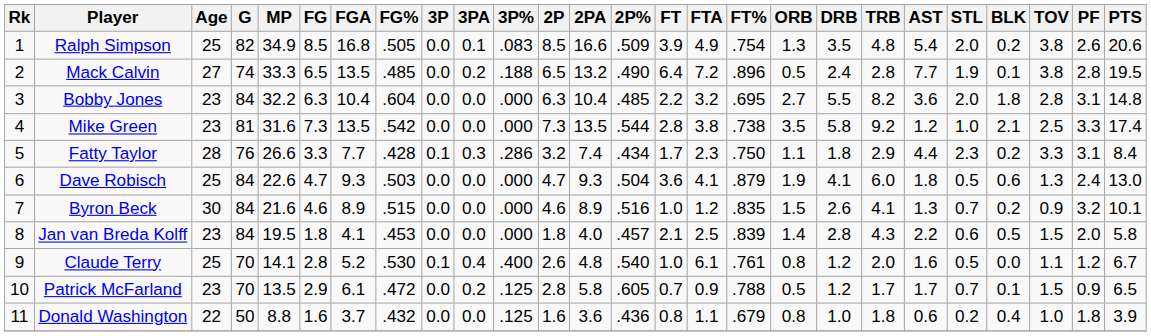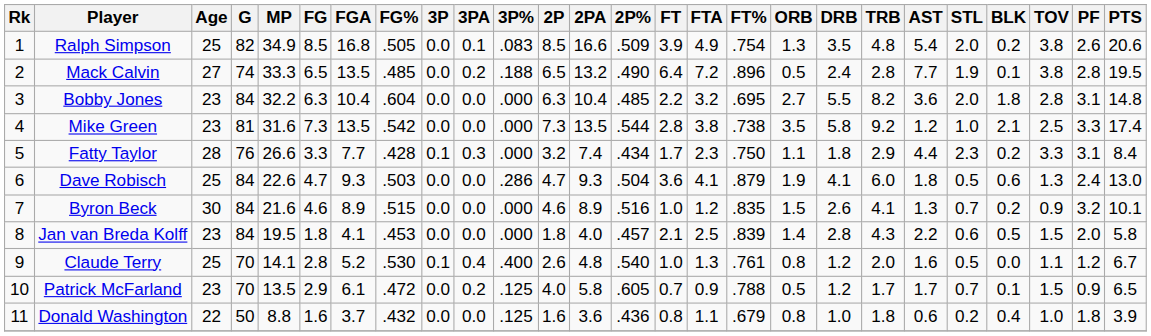(516, 153) .286 -> (516, 153) .000
(516, 180) .000 -> (516, 180) .286
(707, 262) 6.1 -> (707, 262) 1.3
(554, 289) 2.8 -> (554, 289) 4.0
